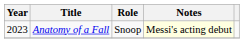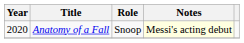(17, 29) 2023 -> (17, 29) 2020
